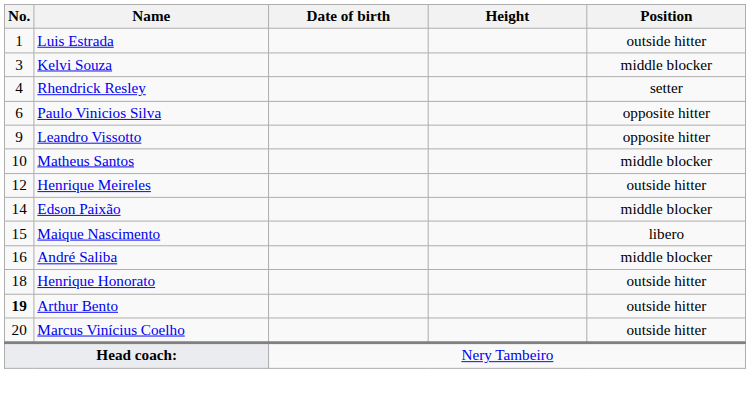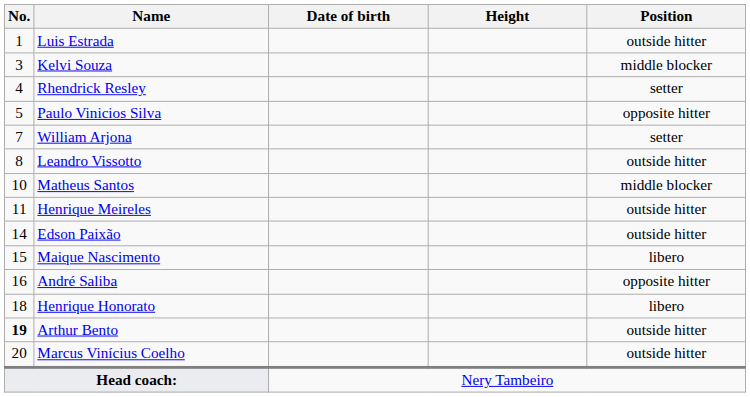(19, 112) 6 -> (19, 112) 5
+ row: (85, 137)
(19, 137) 9 -> (19, 161) 8
(666, 137) opposite hitter -> (666, 161) outside hitter
(19, 185) 12 -> (19, 209) 11
(666, 209) middle blocker -> (666, 233) outside hitter
(666, 257) middle blocker -> (666, 281) opposite hitter
(666, 281) outside hitter -> (666, 305) libero
